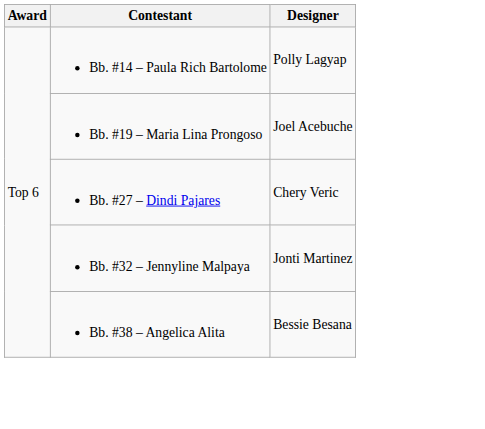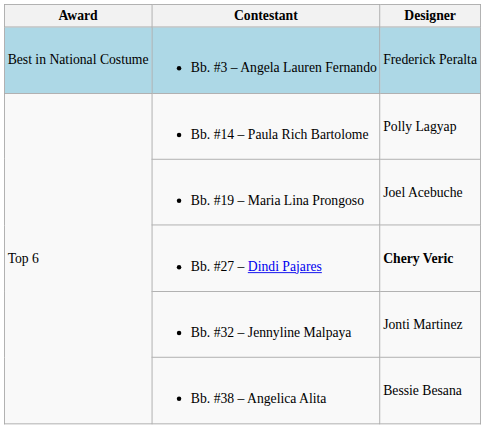+ row: (266, 68)
(306, 192) normal -> (418, 258) bold
